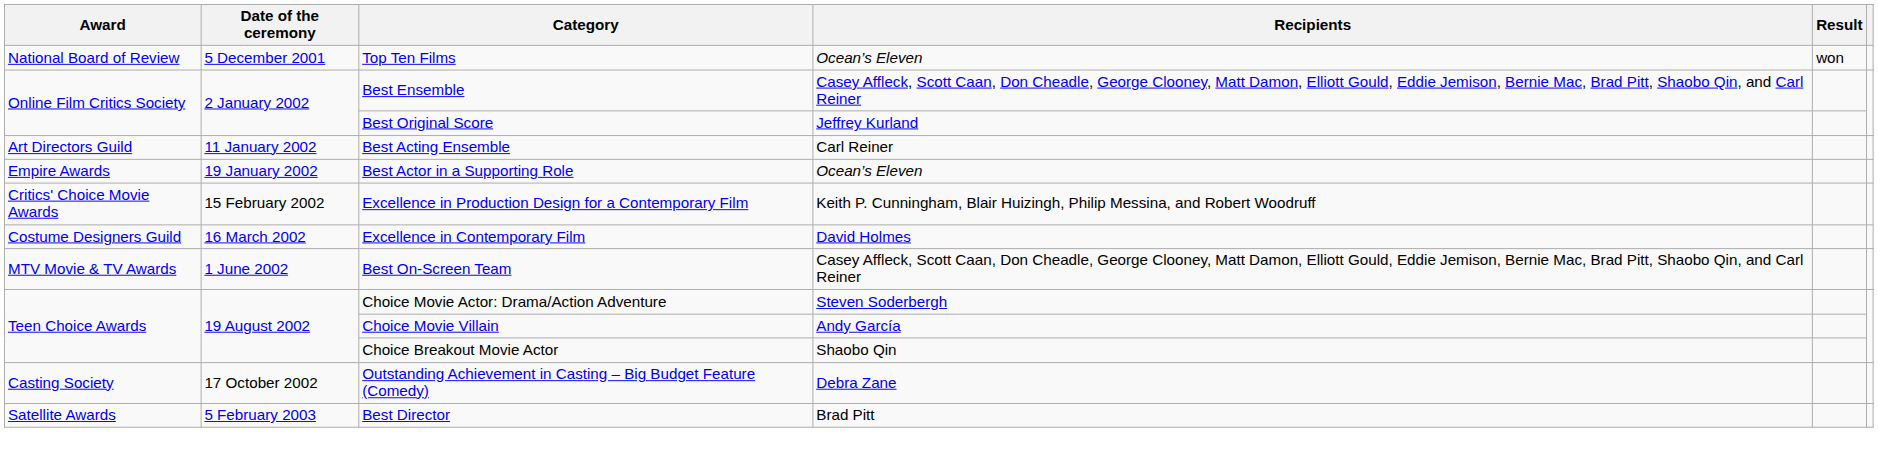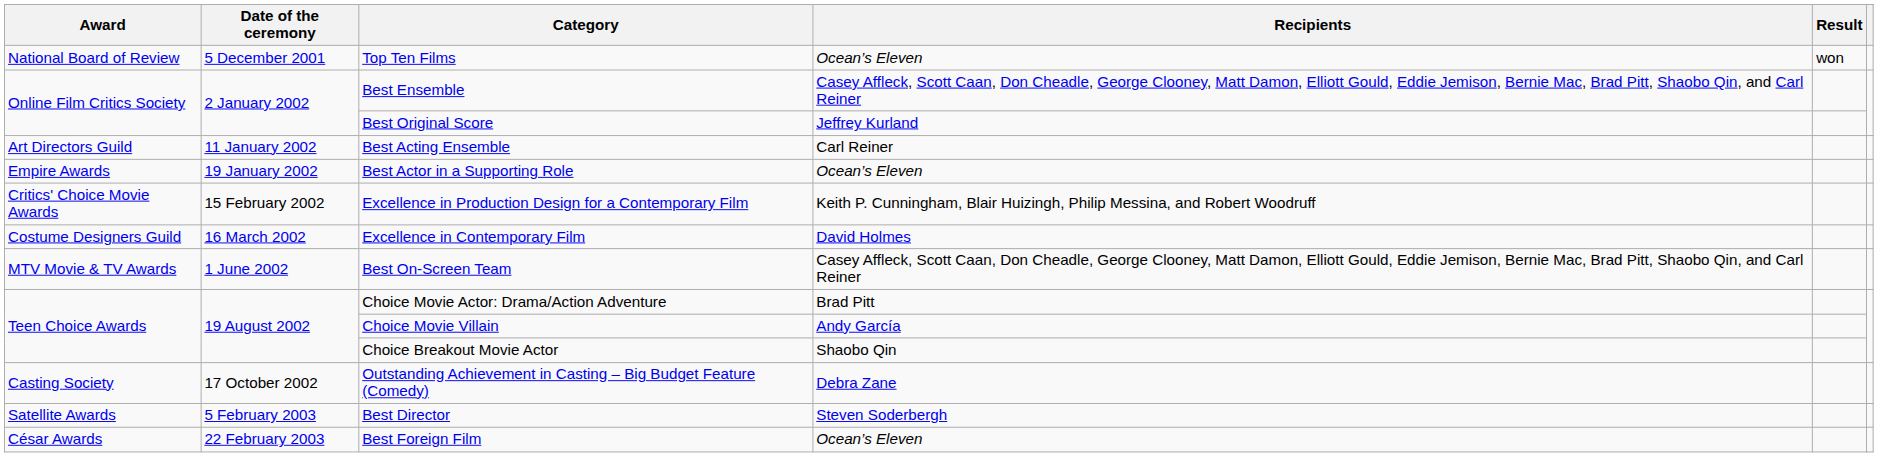(882, 301) Steven Soderbergh -> (845, 301) Brad Pitt
(845, 415) Brad Pitt -> (882, 415) Steven Soderbergh
+ row: (422, 439)
